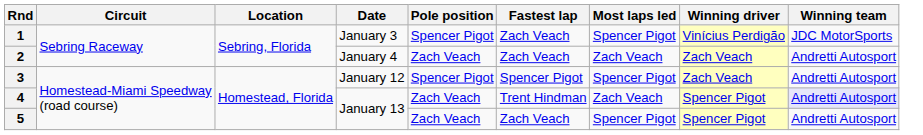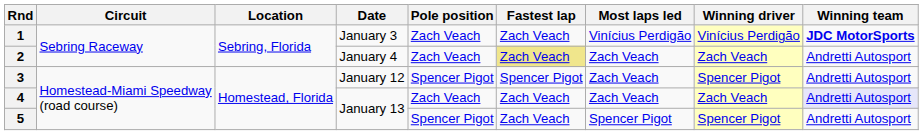(452, 35) Spencer Pigot -> (446, 35) Zach Veach
(634, 35) Spencer Pigot -> (640, 35) Vinícius Perdigão
(842, 35) normal -> (860, 35) bold
(535, 56) no background -> (535, 56) khaki background
(634, 77) Spencer Pigot -> (624, 77) Zach Veach
(717, 77) Zach Veach -> (739, 77) Spencer Pigot
(543, 98) Trent Hindman -> (535, 98) Zach Veach
(724, 98) Spencer Pigot -> (732, 98) Zach Veach
(446, 118) Zach Veach -> (452, 118) Spencer Pigot
